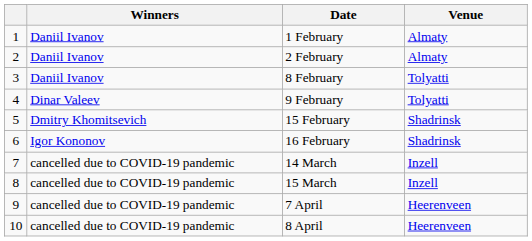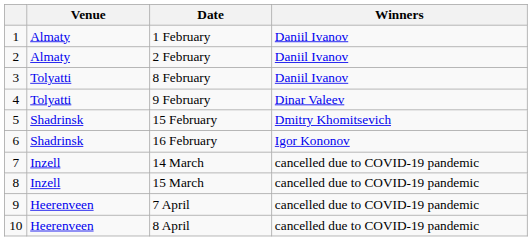columns swapped: (466, 15) <-> (155, 15)
